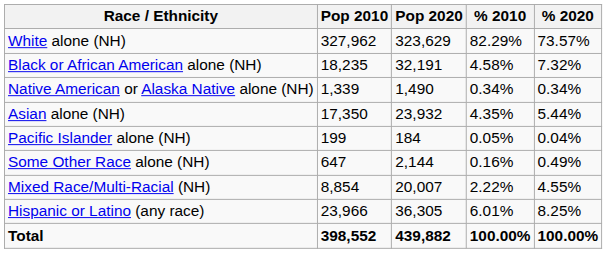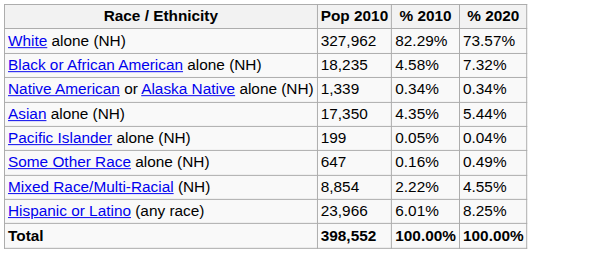- column: (429, 16)
